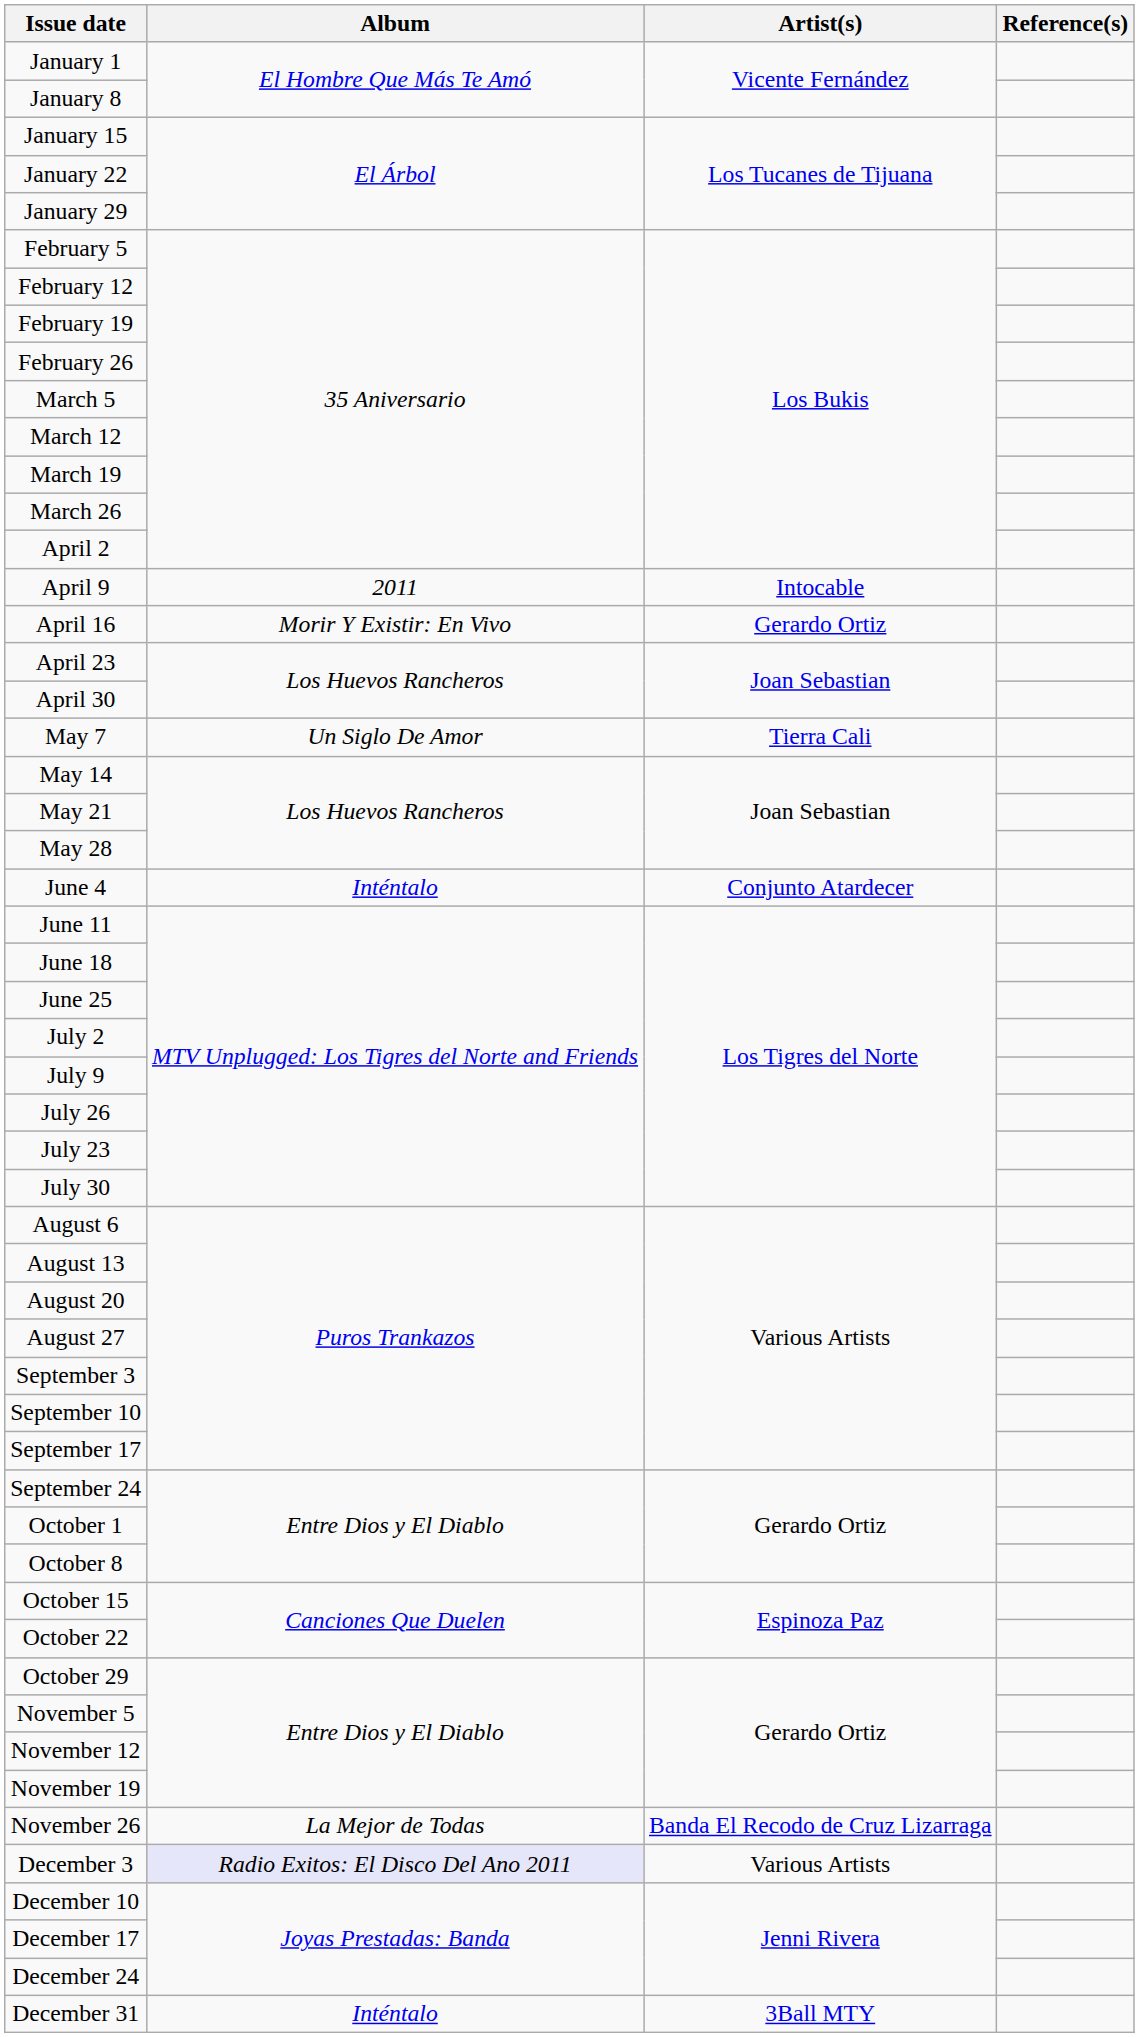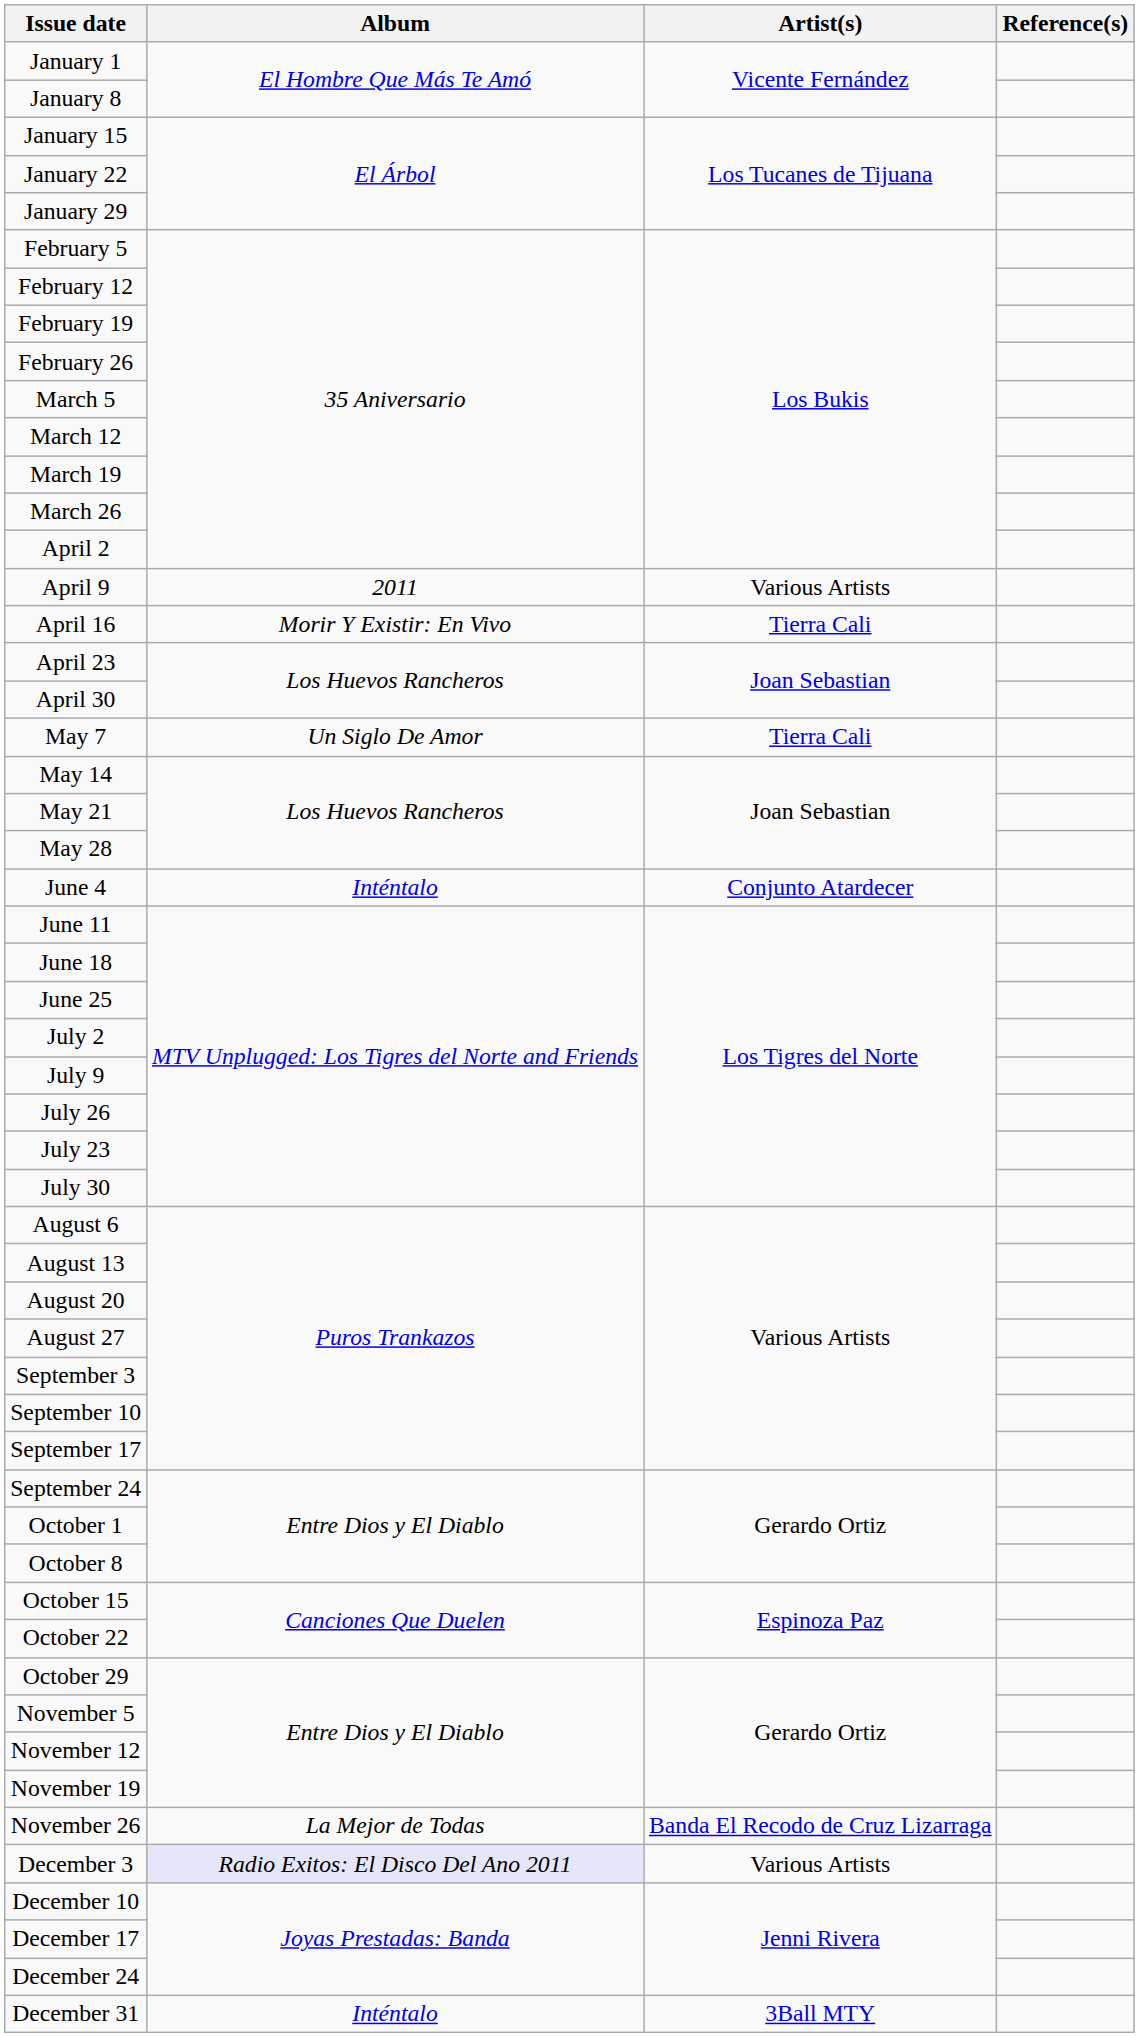(820, 586) Intocable -> (820, 586) Various Artists
(820, 624) Gerardo Ortiz -> (820, 624) Tierra Cali
